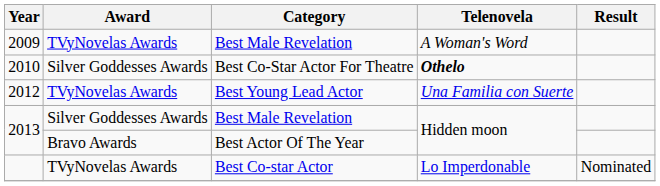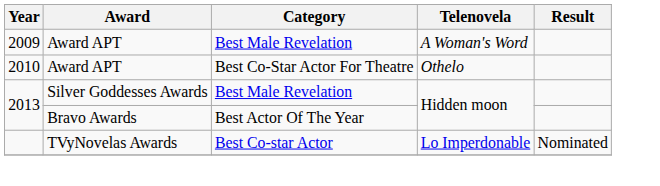(112, 42) TVyNovelas Awards -> (84, 42) Award APT
(127, 67) Silver Goddesses Awards -> (84, 67) Award APT
(443, 67) bold -> (442, 67) normal
- row: (24, 92)
